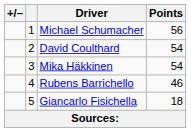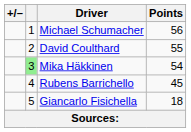(177, 48) 54 -> (177, 48) 55
(31, 66) no background -> (31, 66) lightgreen background
(177, 83) 46 -> (177, 83) 45
